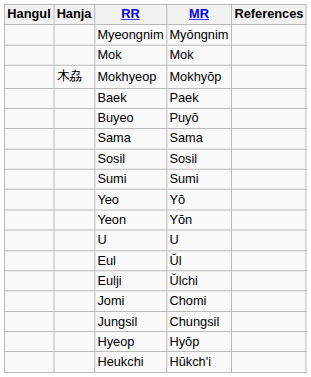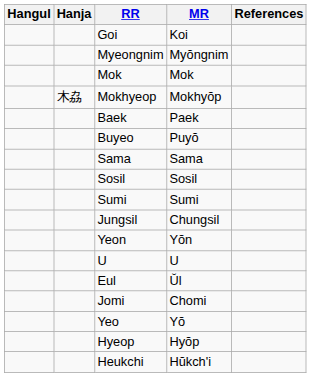+ row: (107, 34)
rows swapped: (108, 199) <-> (117, 321)
- row: (109, 280)
